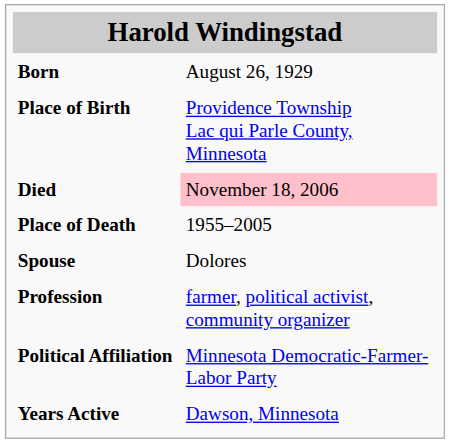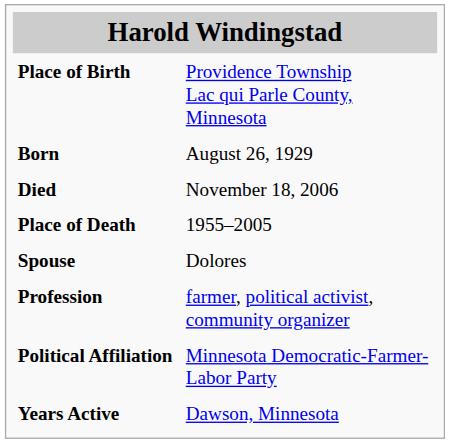rows swapped: (39, 72) <-> (74, 108)
(262, 189) pink background -> (262, 189) no background
